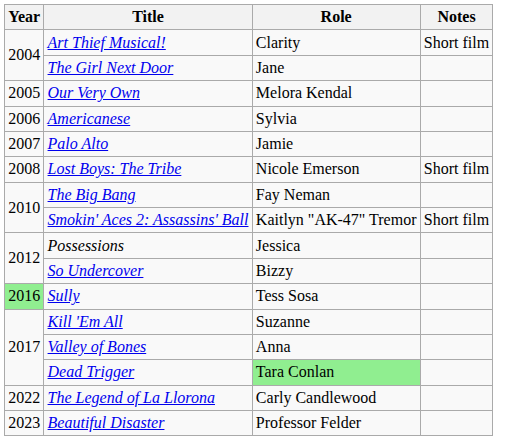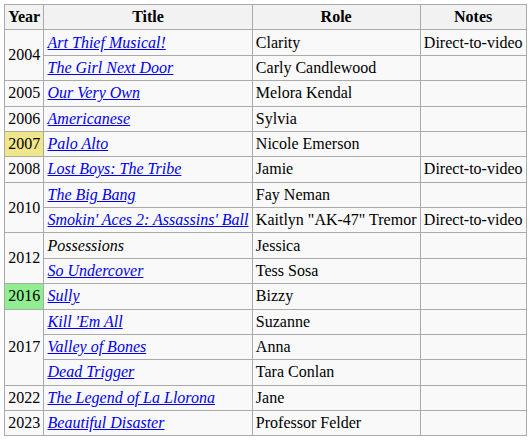(457, 42) Short film -> (473, 42) Direct-to-video
(270, 67) Jane -> (316, 67) Carly Candlewood
(24, 144) no background -> (24, 144) khaki background
(275, 144) Jamie -> (308, 144) Nicole Emerson
(308, 169) Nicole Emerson -> (275, 169) Jamie
(457, 169) Short film -> (473, 169) Direct-to-video
(457, 220) Short film -> (473, 220) Direct-to-video
(275, 270) Bizzy -> (287, 270) Tess Sosa
(287, 296) Tess Sosa -> (275, 296) Bizzy
(295, 372) lightgreen background -> (295, 372) no background
(316, 397) Carly Candlewood -> (270, 397) Jane
